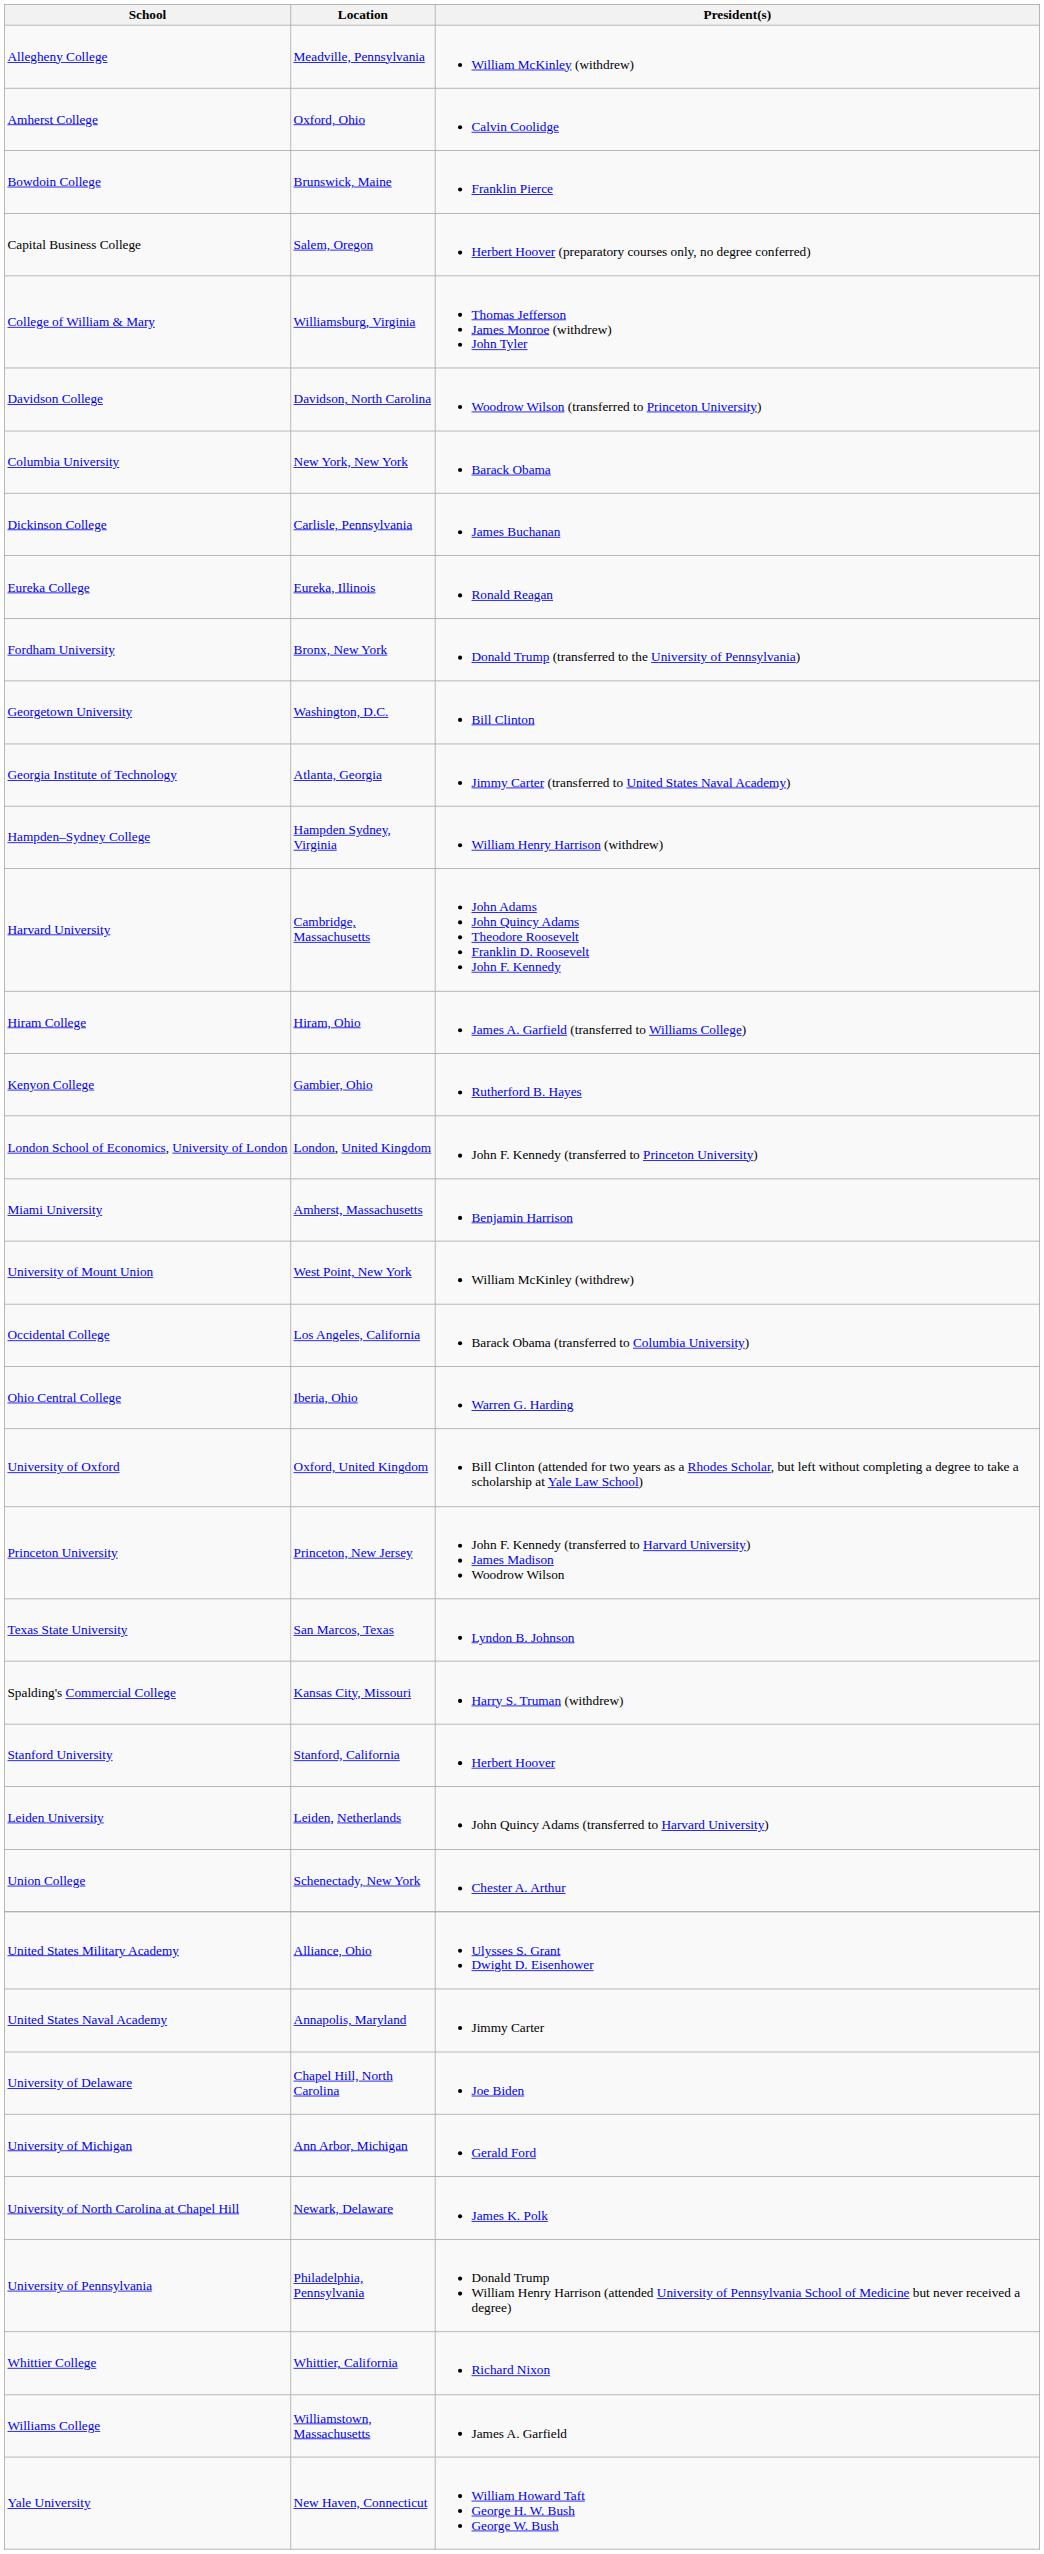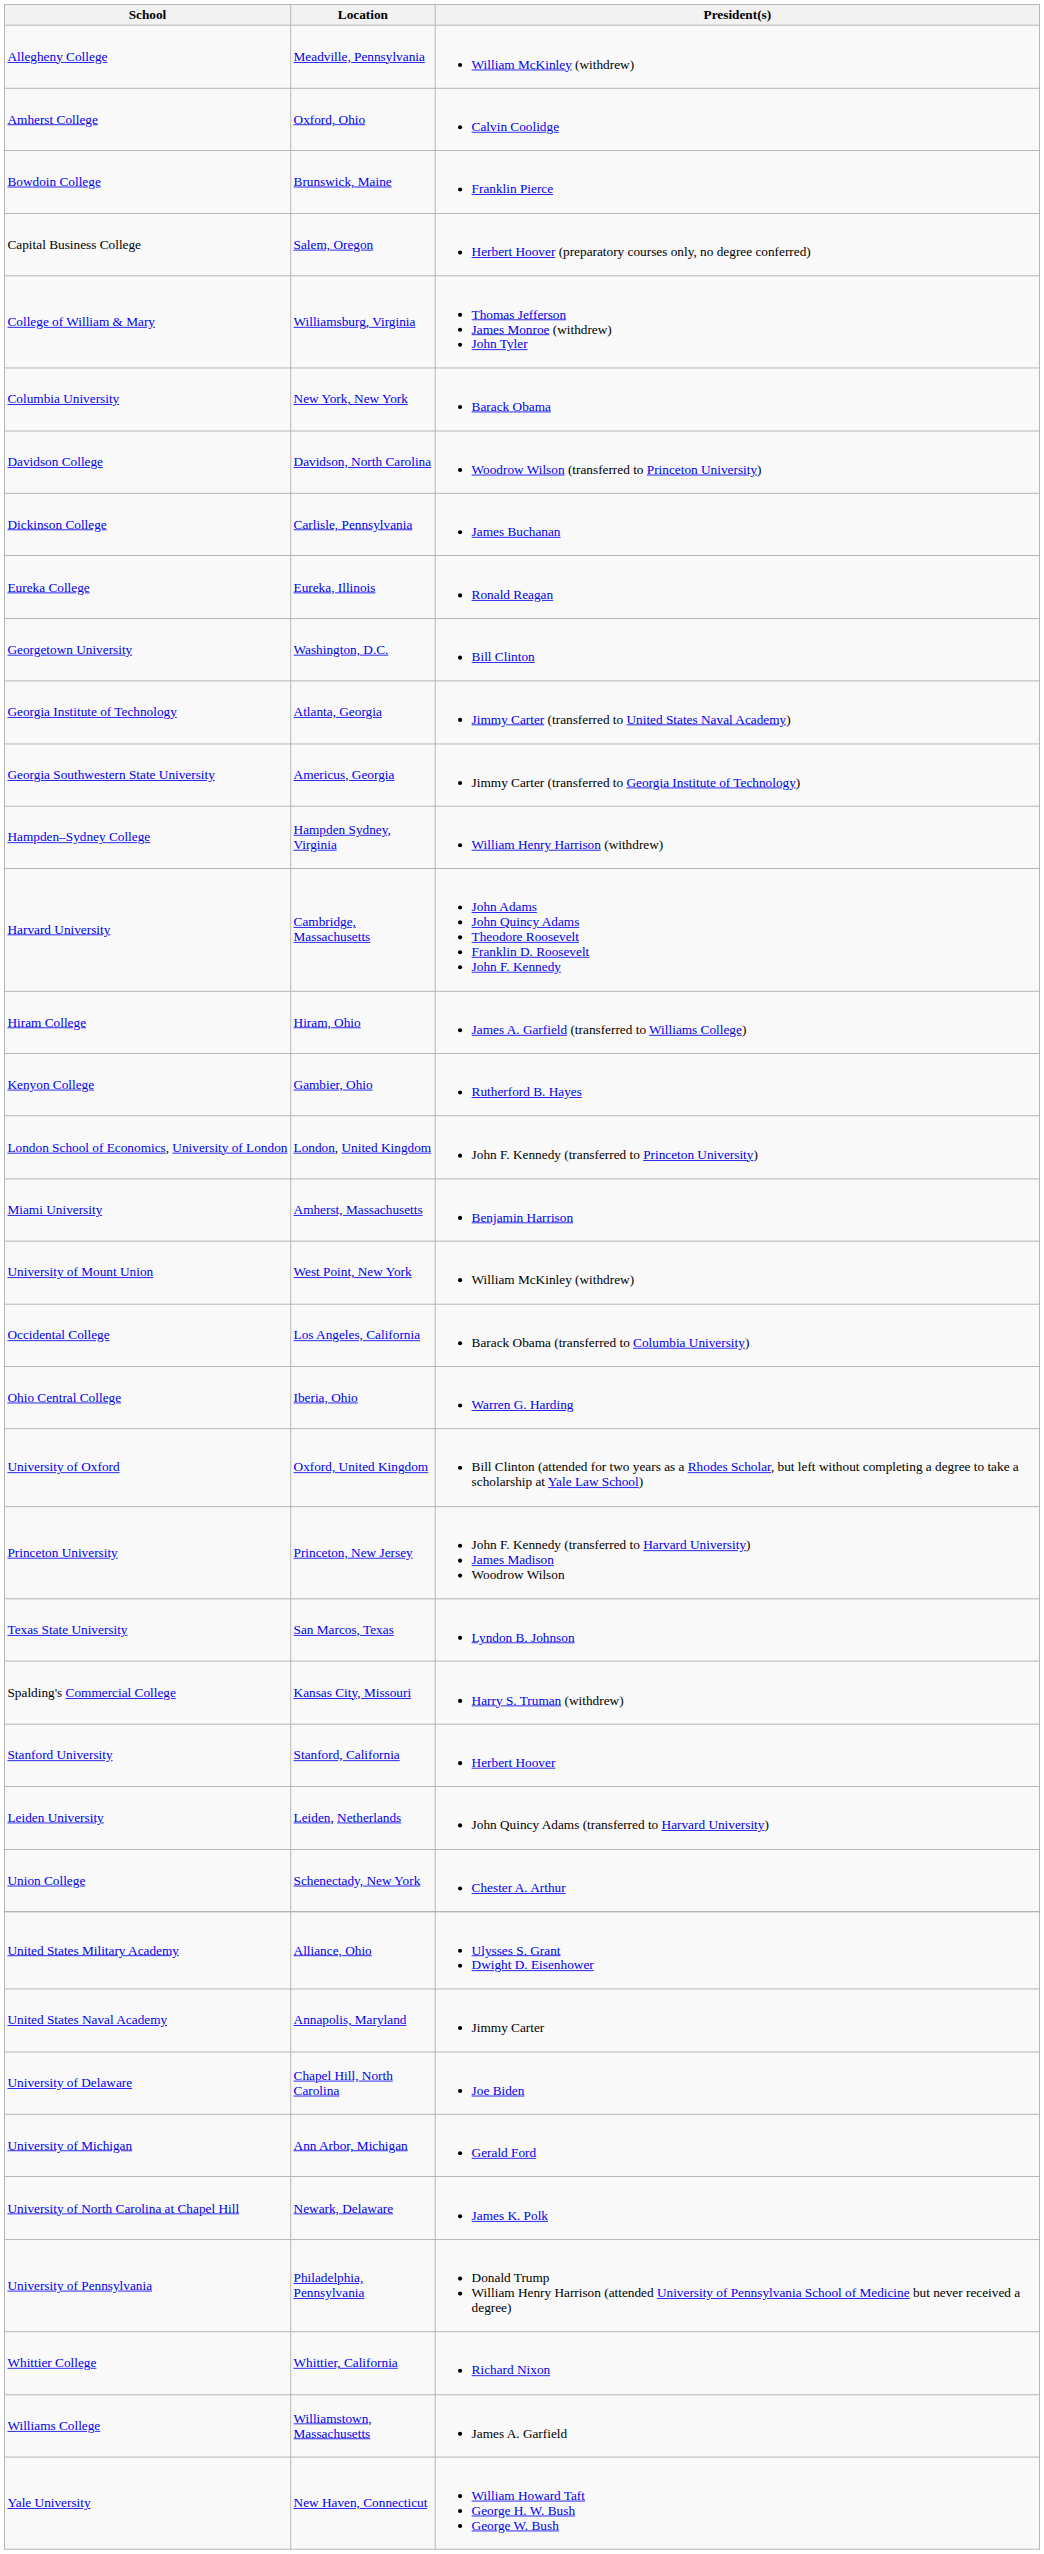rows swapped: (63, 462) <-> (55, 399)
- row: (61, 649)
+ row: (111, 774)
